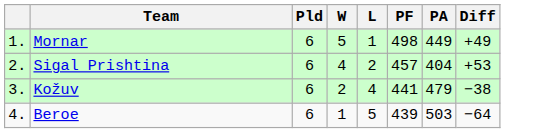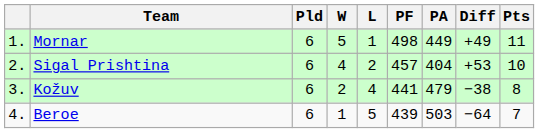+ column: (517, 17)
